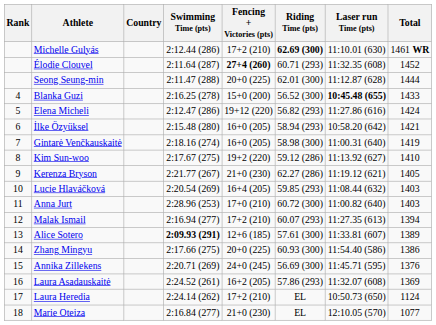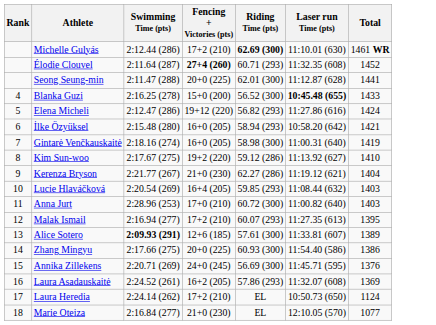- column: (144, 23)
(410, 80) 1444 -> (370, 80) 1441
(410, 173) 1405 -> (370, 173) 1404
(410, 219) 1394 -> (370, 219) 1395
